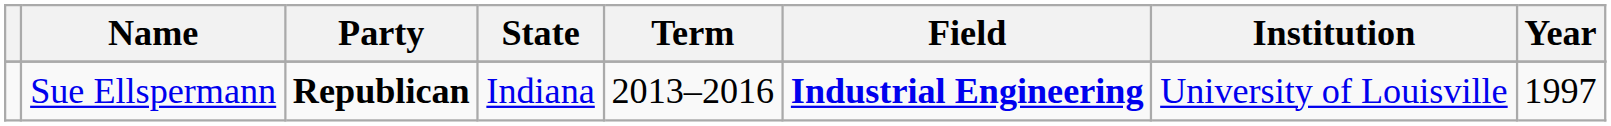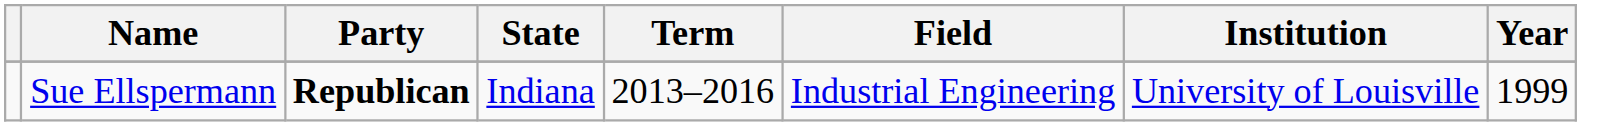(967, 90) bold -> (953, 90) normal
(1561, 90) 1997 -> (1532, 90) 1999
